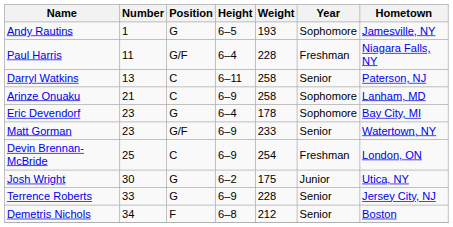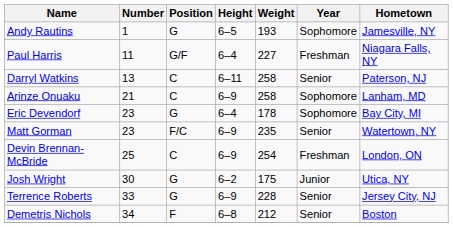(267, 55) 228 -> (267, 55) 227
(178, 131) G/F -> (178, 131) F/C
(267, 131) 233 -> (267, 131) 235
